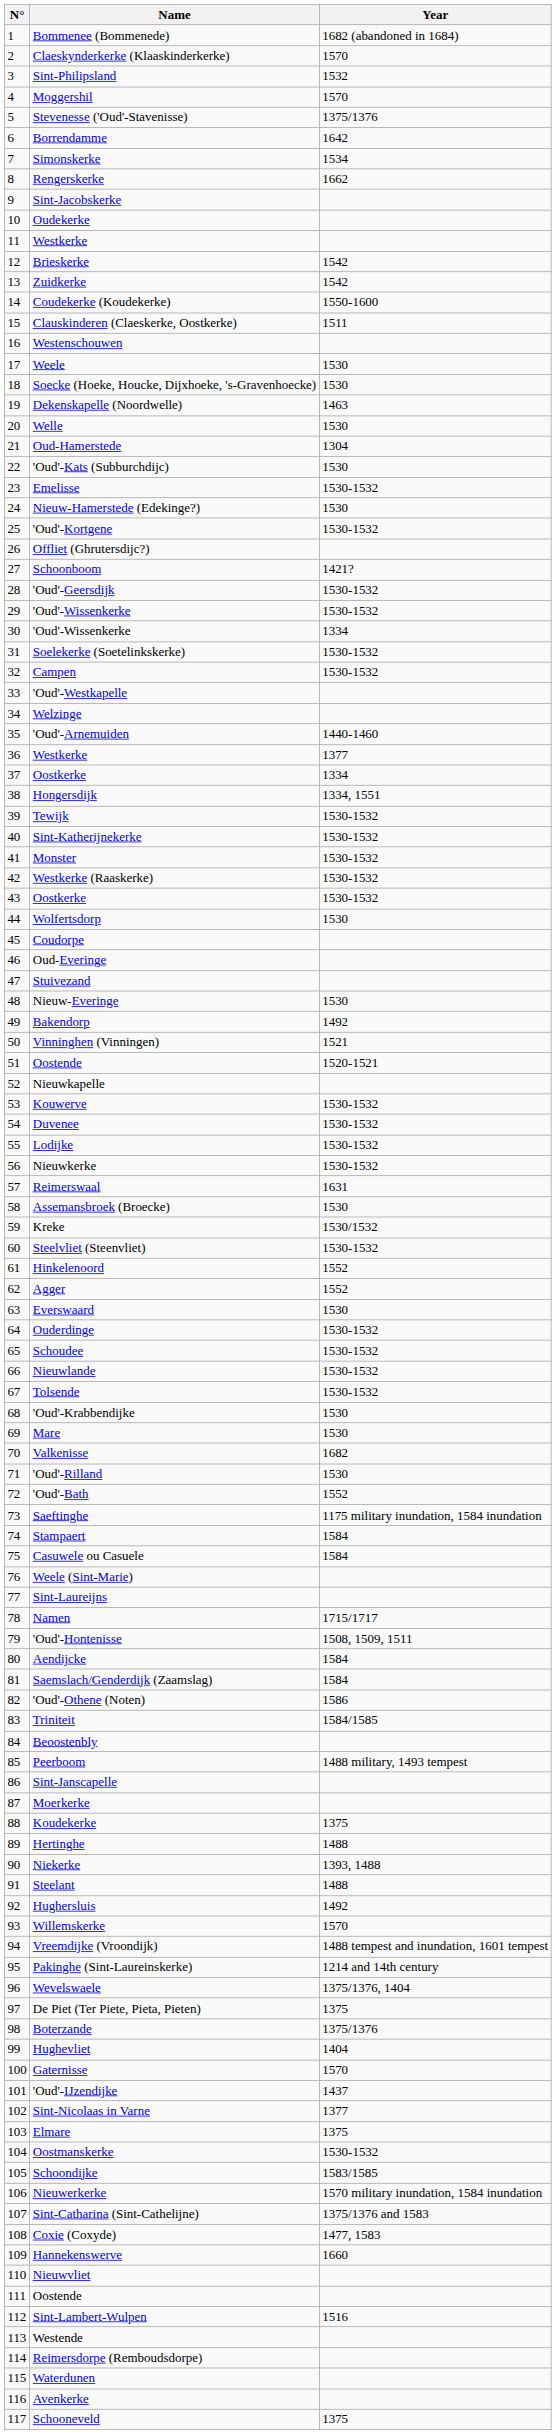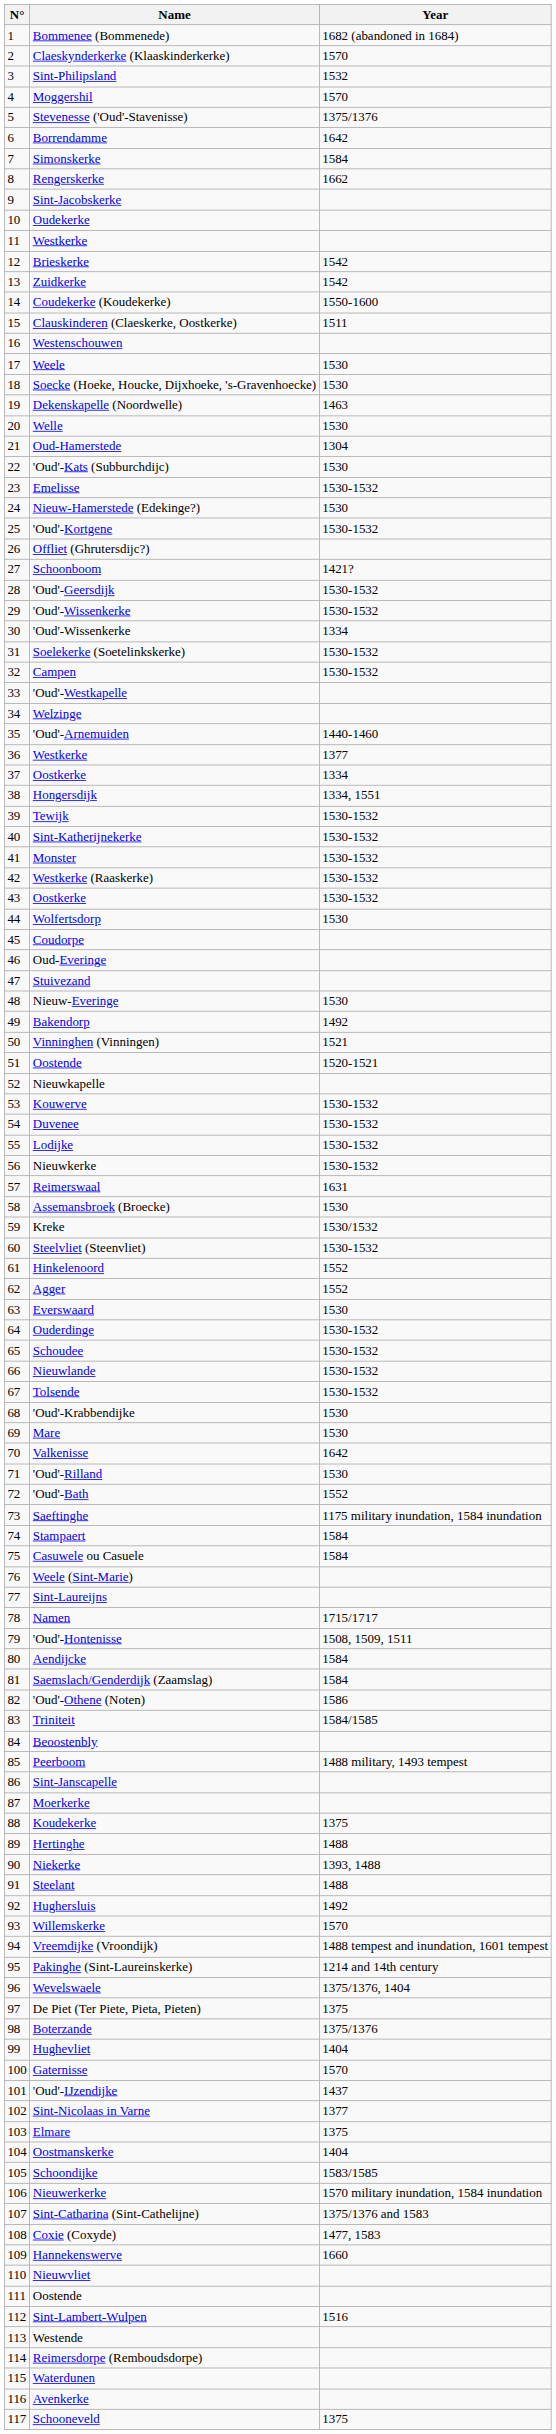(335, 158) 1534 -> (335, 158) 1584
(335, 1453) 1682 -> (335, 1453) 1642
(350, 2152) 1530-1532 -> (335, 2152) 1404
